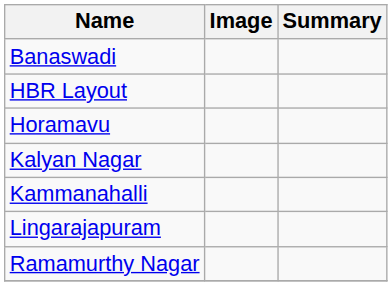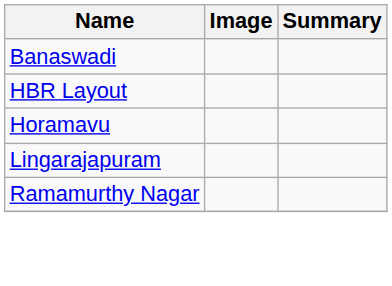- row: (76, 159)
- row: (79, 194)
